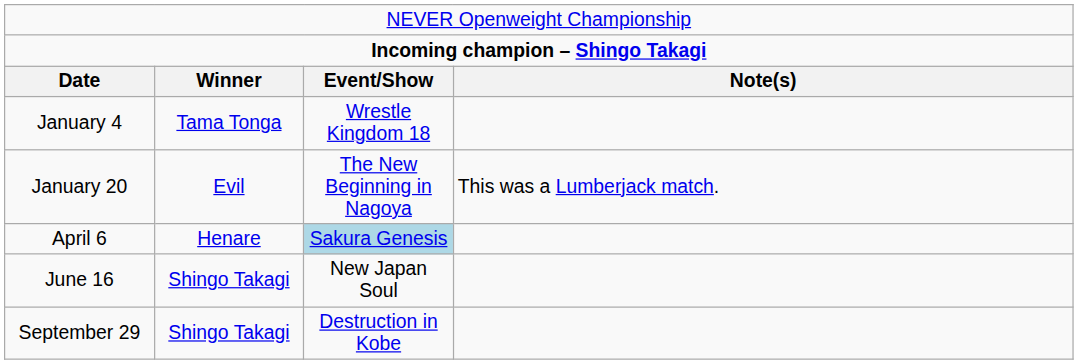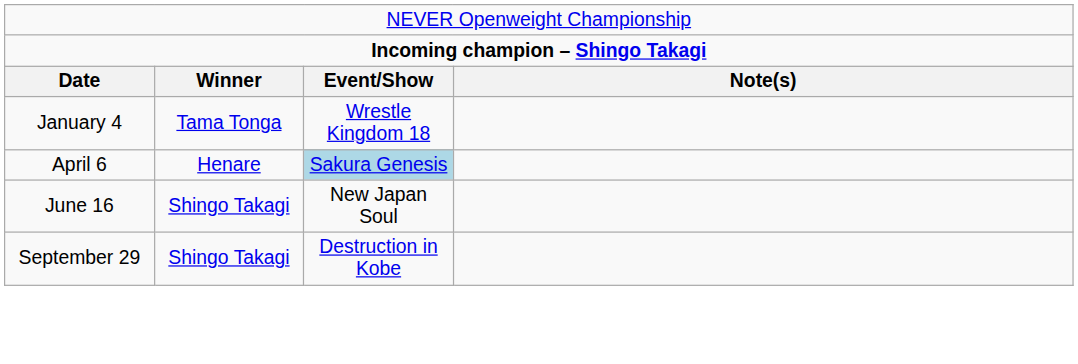- row: (79, 186)
